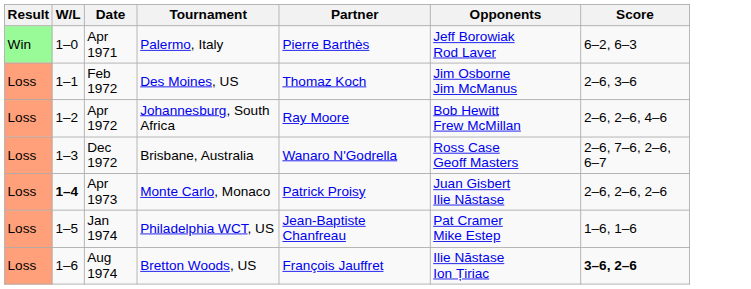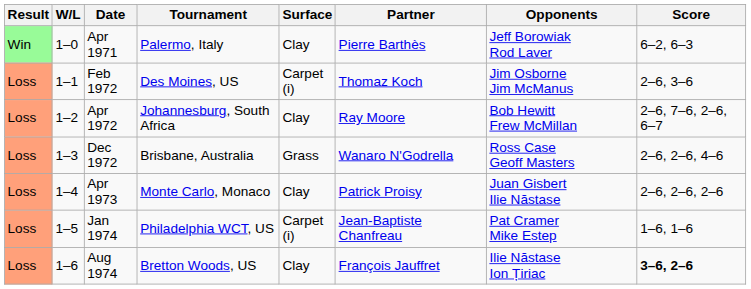+ column: (307, 15)
(626, 118) 2–6, 2–6, 4–6 -> (684, 118) 2–6, 7–6, 2–6, 6–7
(627, 155) 2–6, 7–6, 2–6, 6–7 -> (682, 155) 2–6, 2–6, 4–6
(67, 191) bold -> (67, 191) normal
